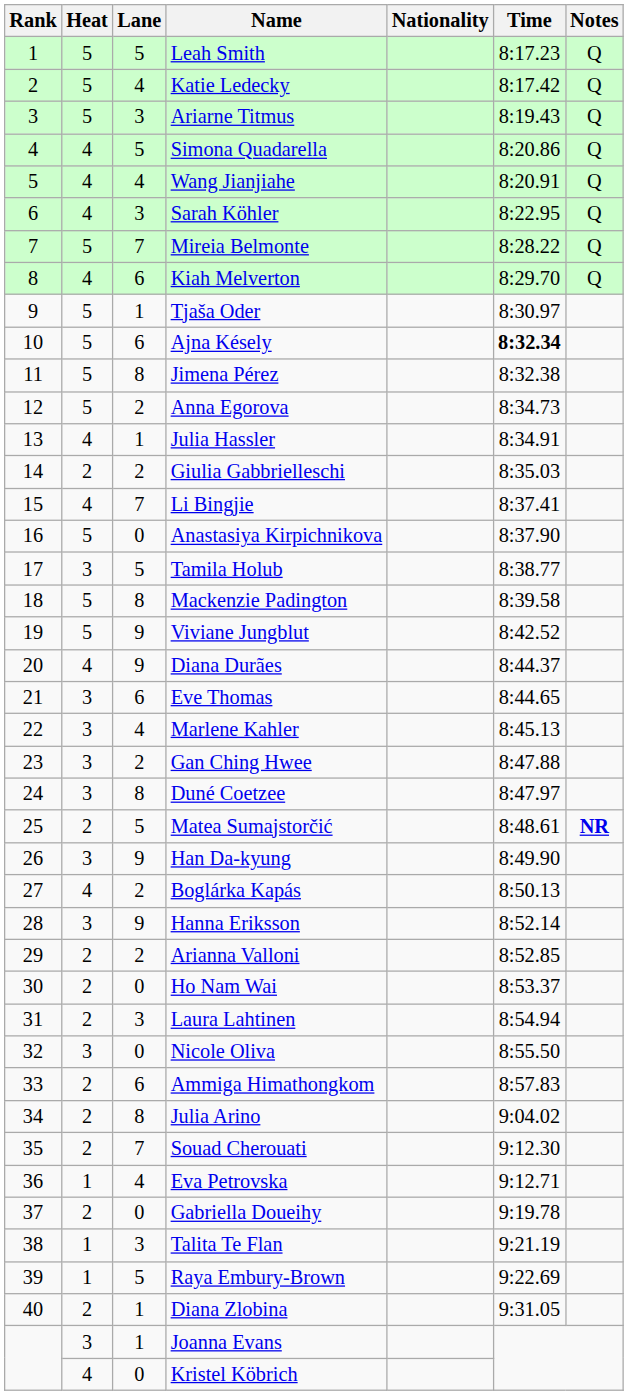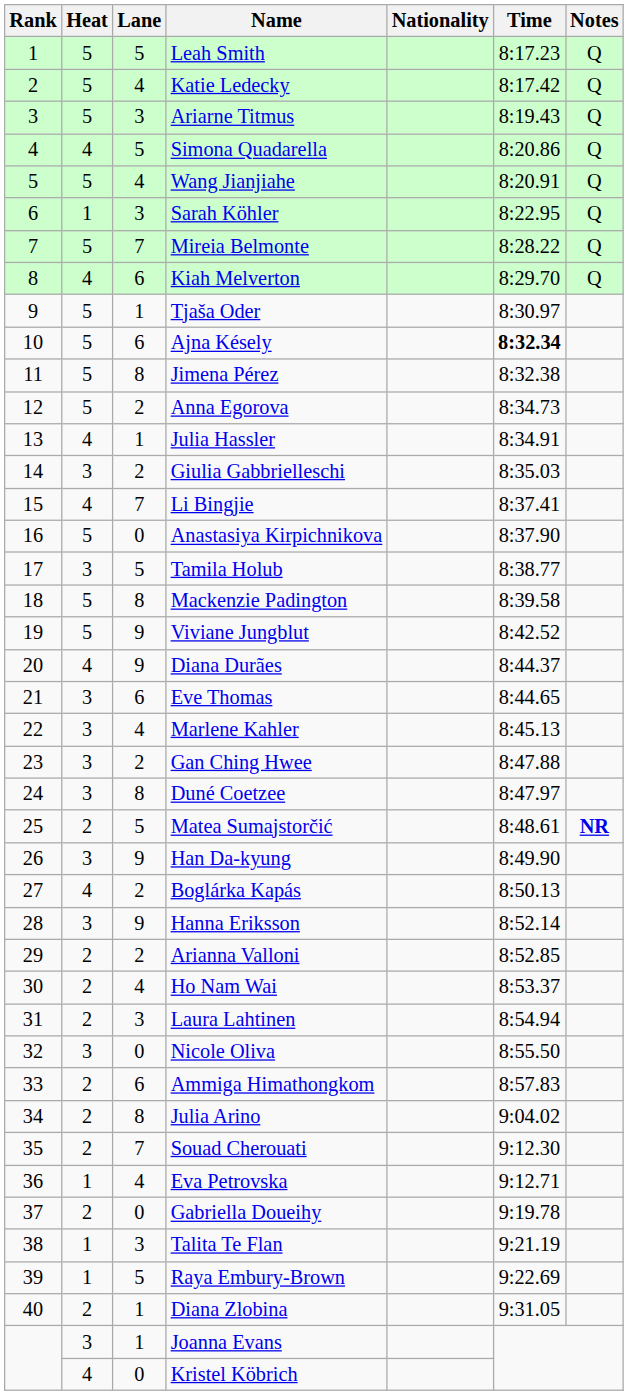(87, 181) 4 -> (87, 181) 5
(87, 213) 4 -> (87, 213) 1
(87, 471) 2 -> (87, 471) 3
(139, 987) 0 -> (139, 987) 4
